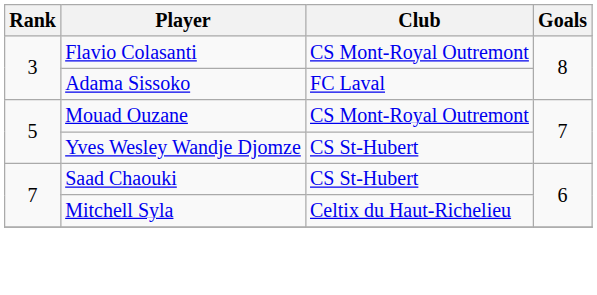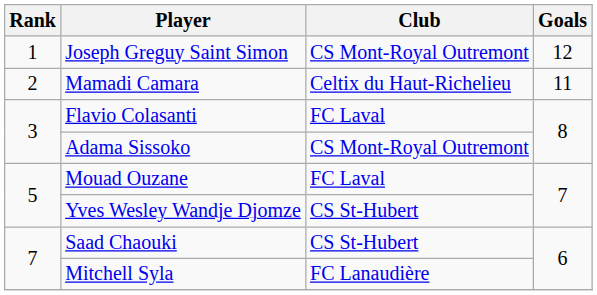+ row: (177, 52)
+ row: (132, 83)
(419, 52) CS Mont-Royal Outremont -> (348, 115) FC Laval
(348, 83) FC Laval -> (419, 147) CS Mont-Royal Outremont
(419, 115) CS Mont-Royal Outremont -> (348, 178) FC Laval
(411, 210) Celtix du Haut-Richelieu -> (370, 274) FC Lanaudière
